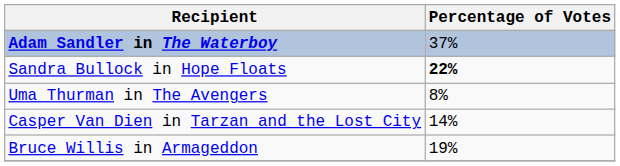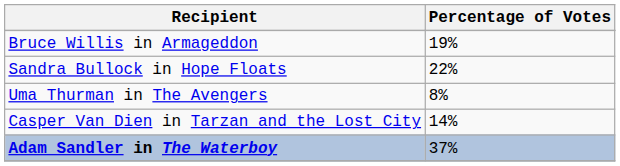rows swapped: (143, 44) <-> (133, 148)
(443, 70) bold -> (443, 70) normal
